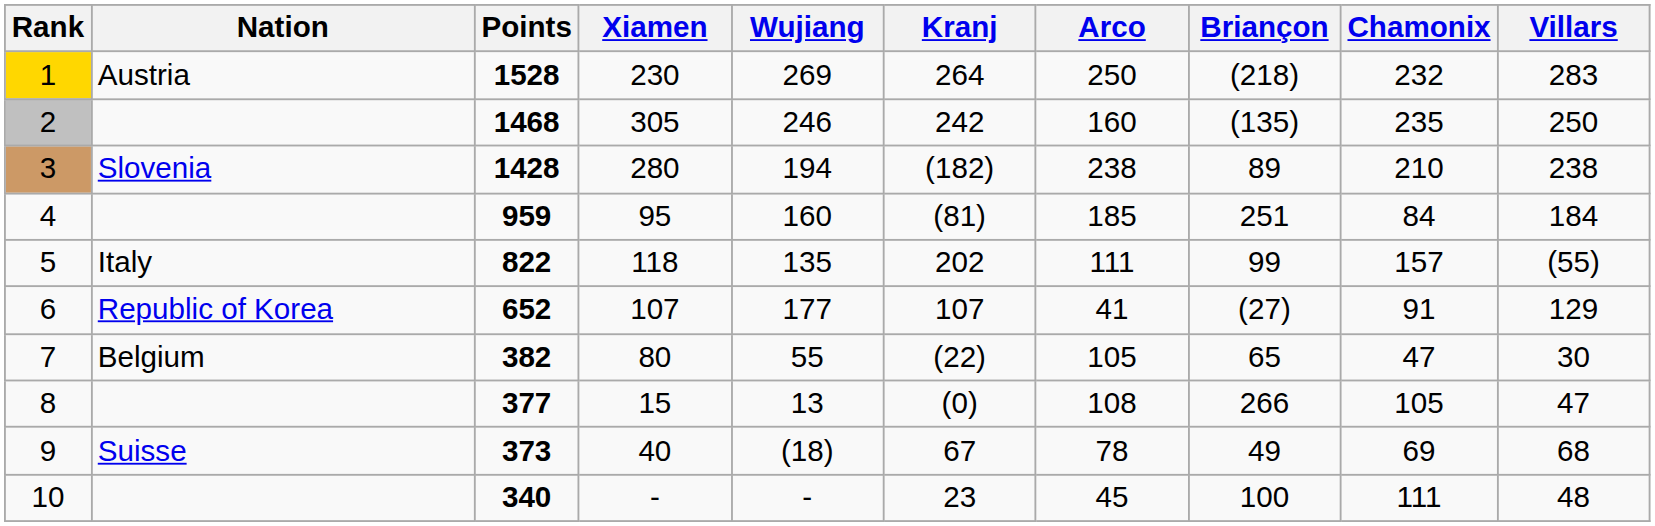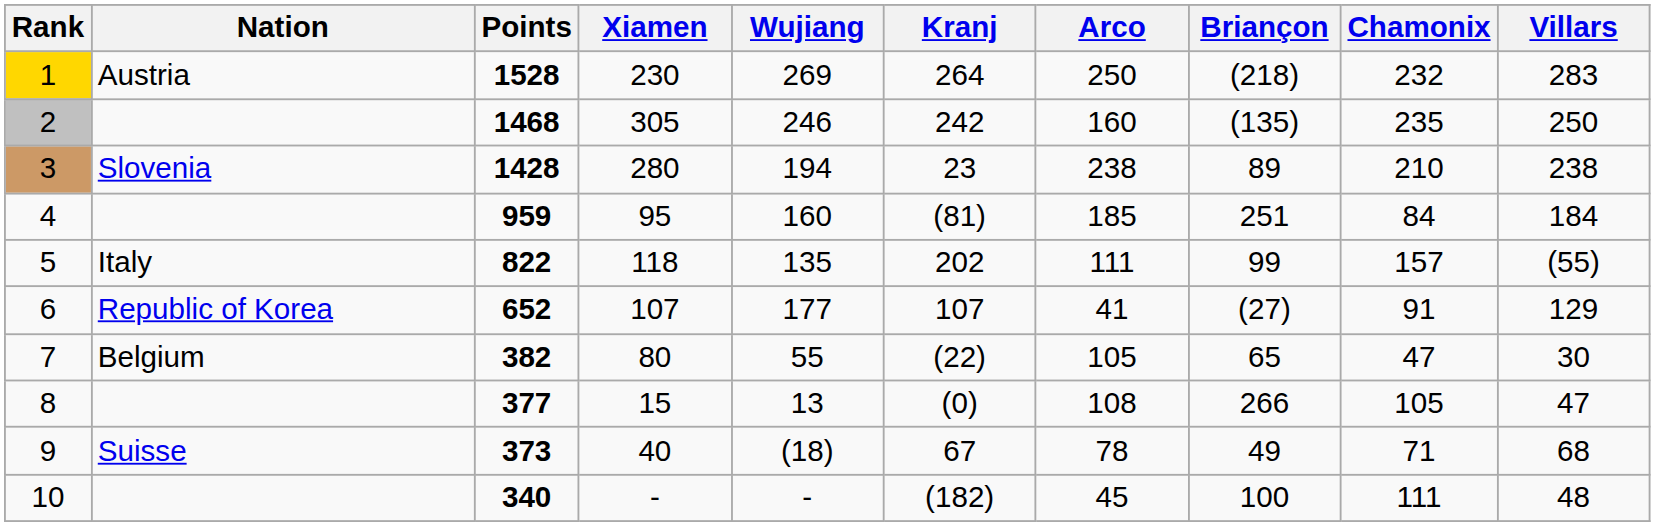(960, 168) (182) -> (960, 168) 23
(1419, 450) 69 -> (1419, 450) 71
(960, 497) 23 -> (960, 497) (182)
